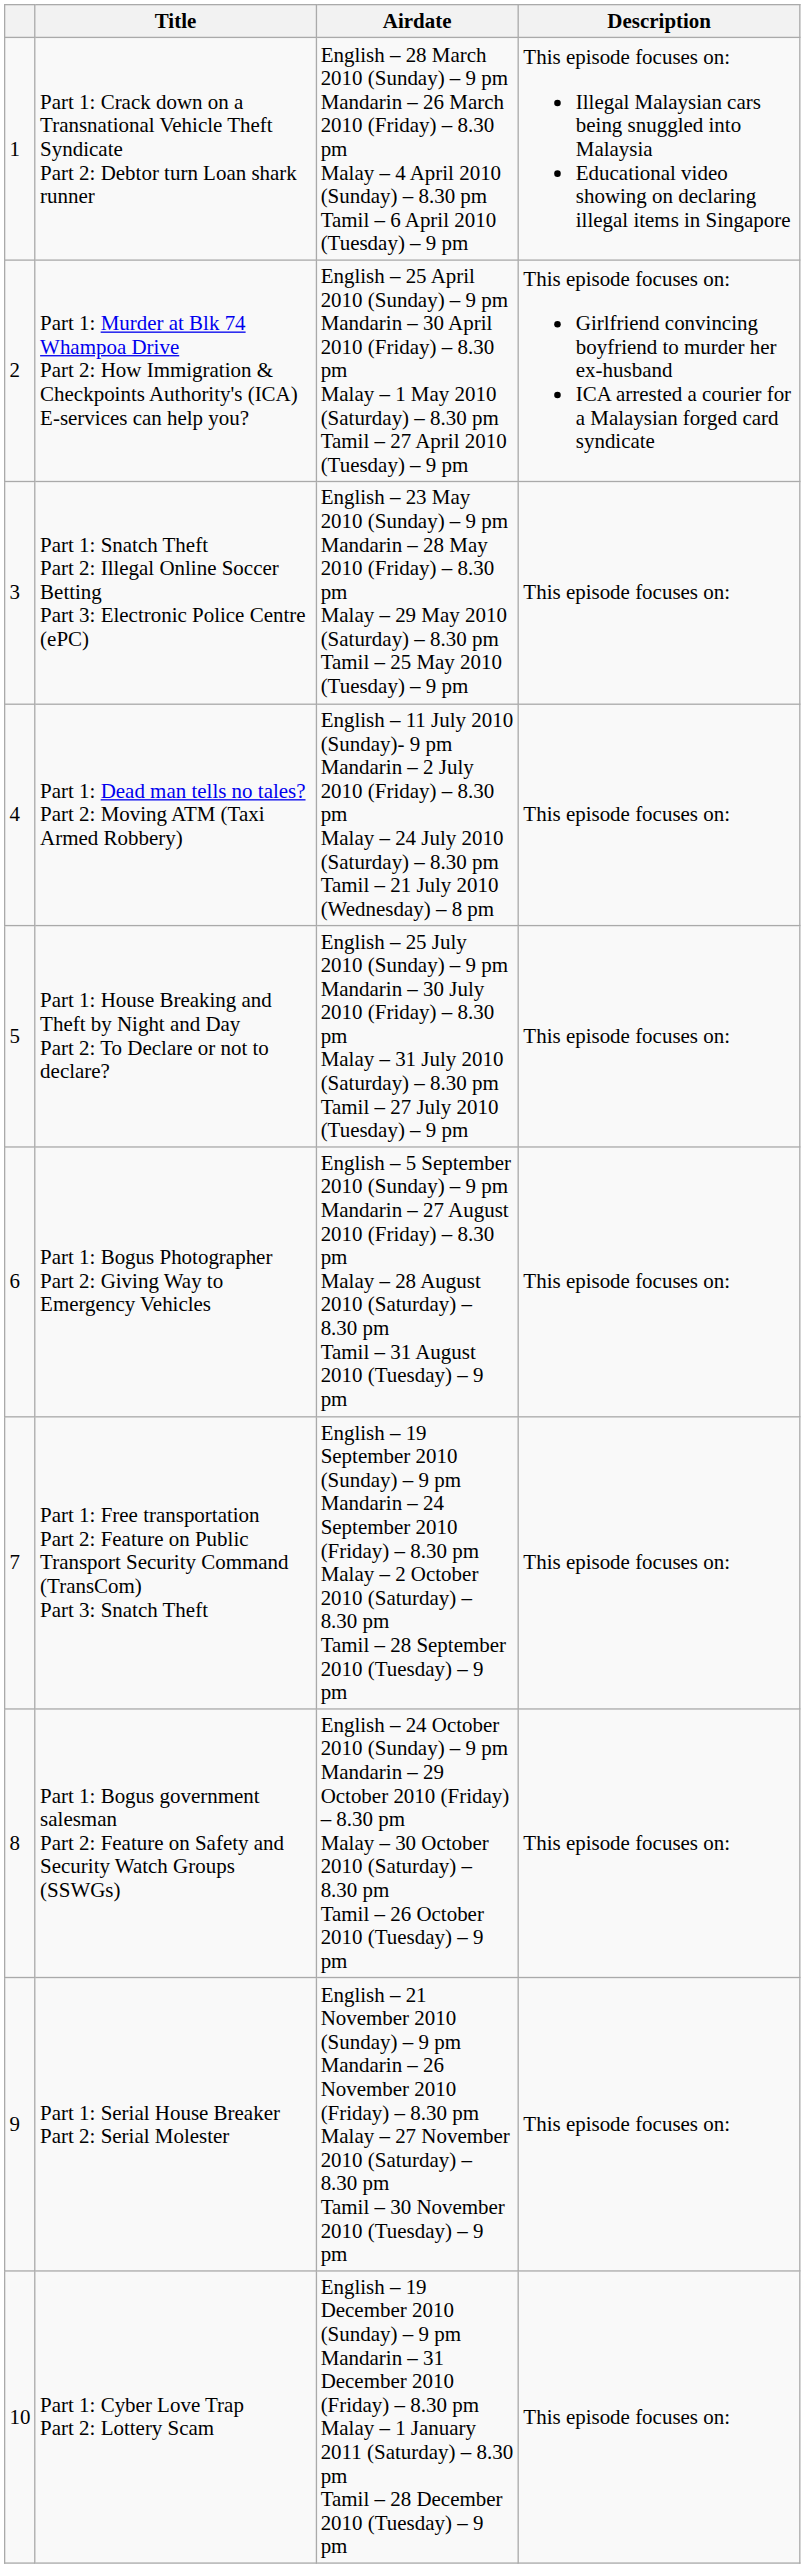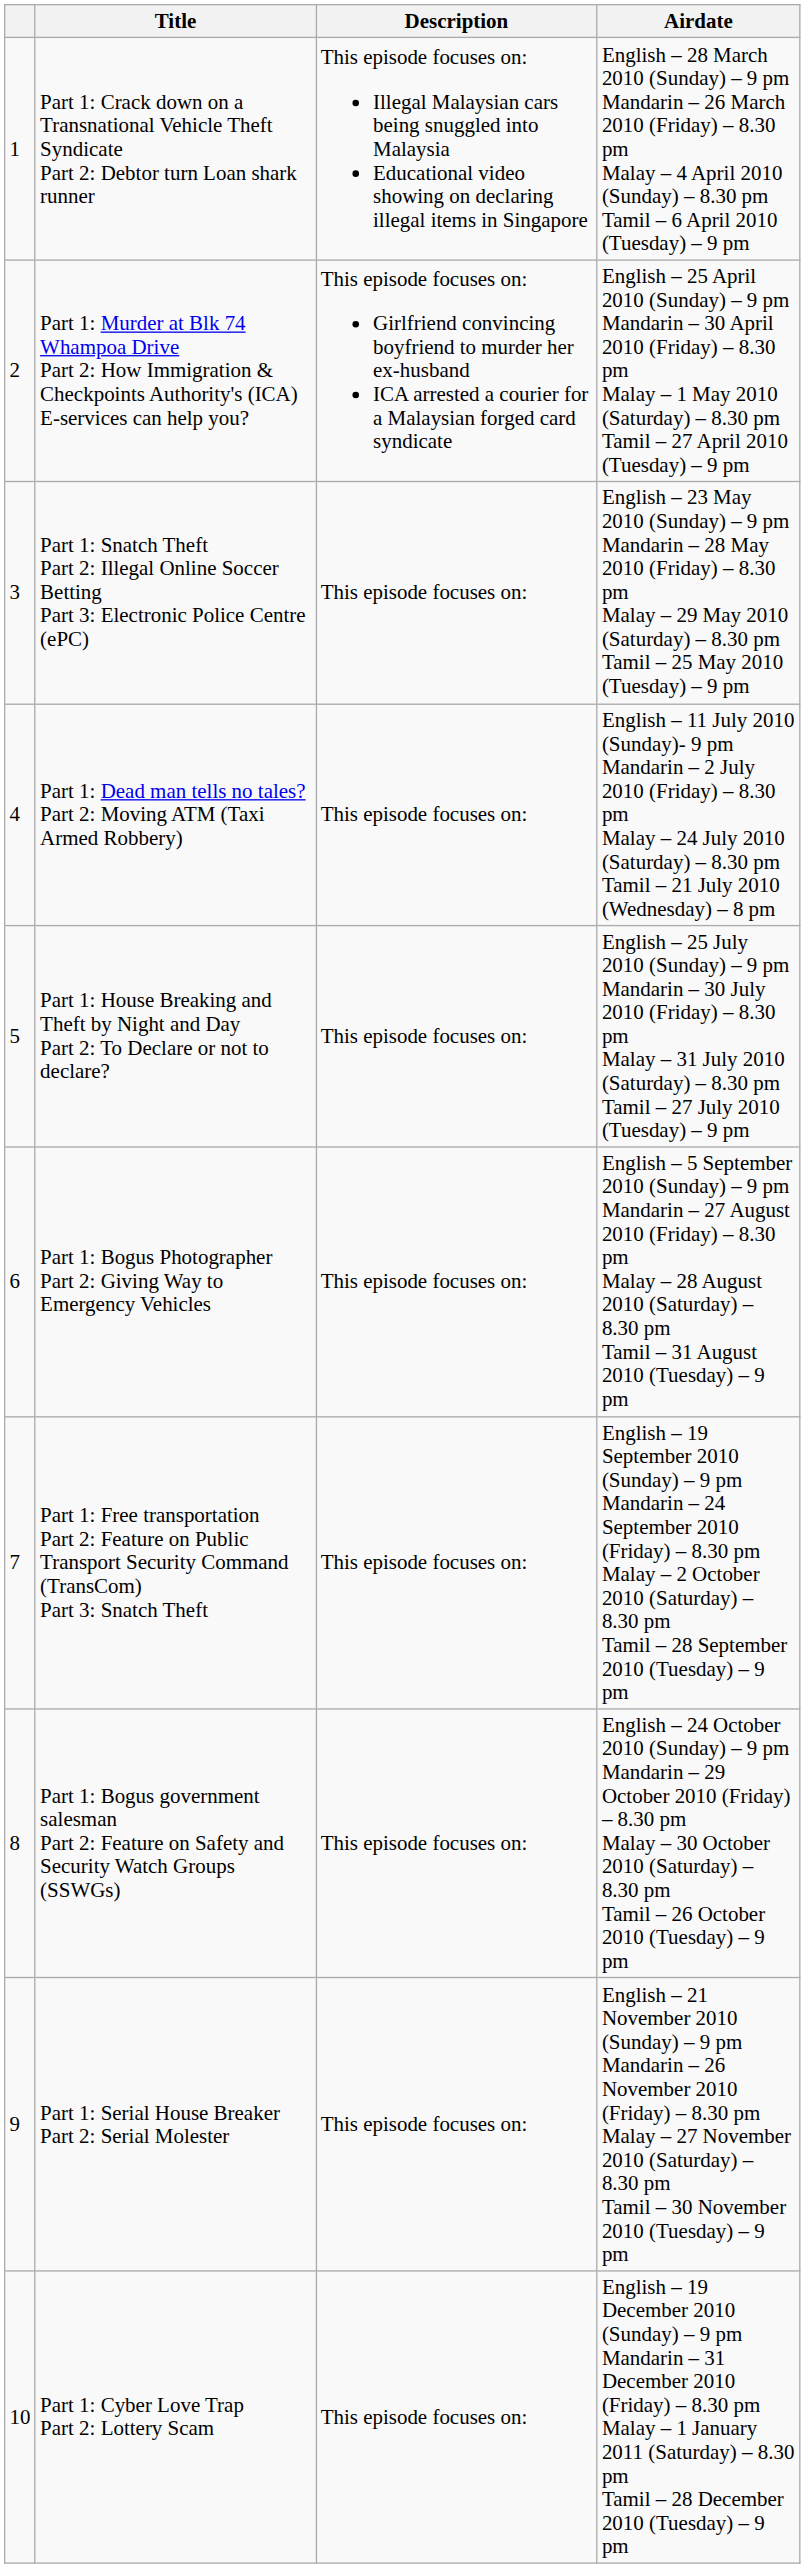columns swapped: (659, 21) <-> (417, 21)
